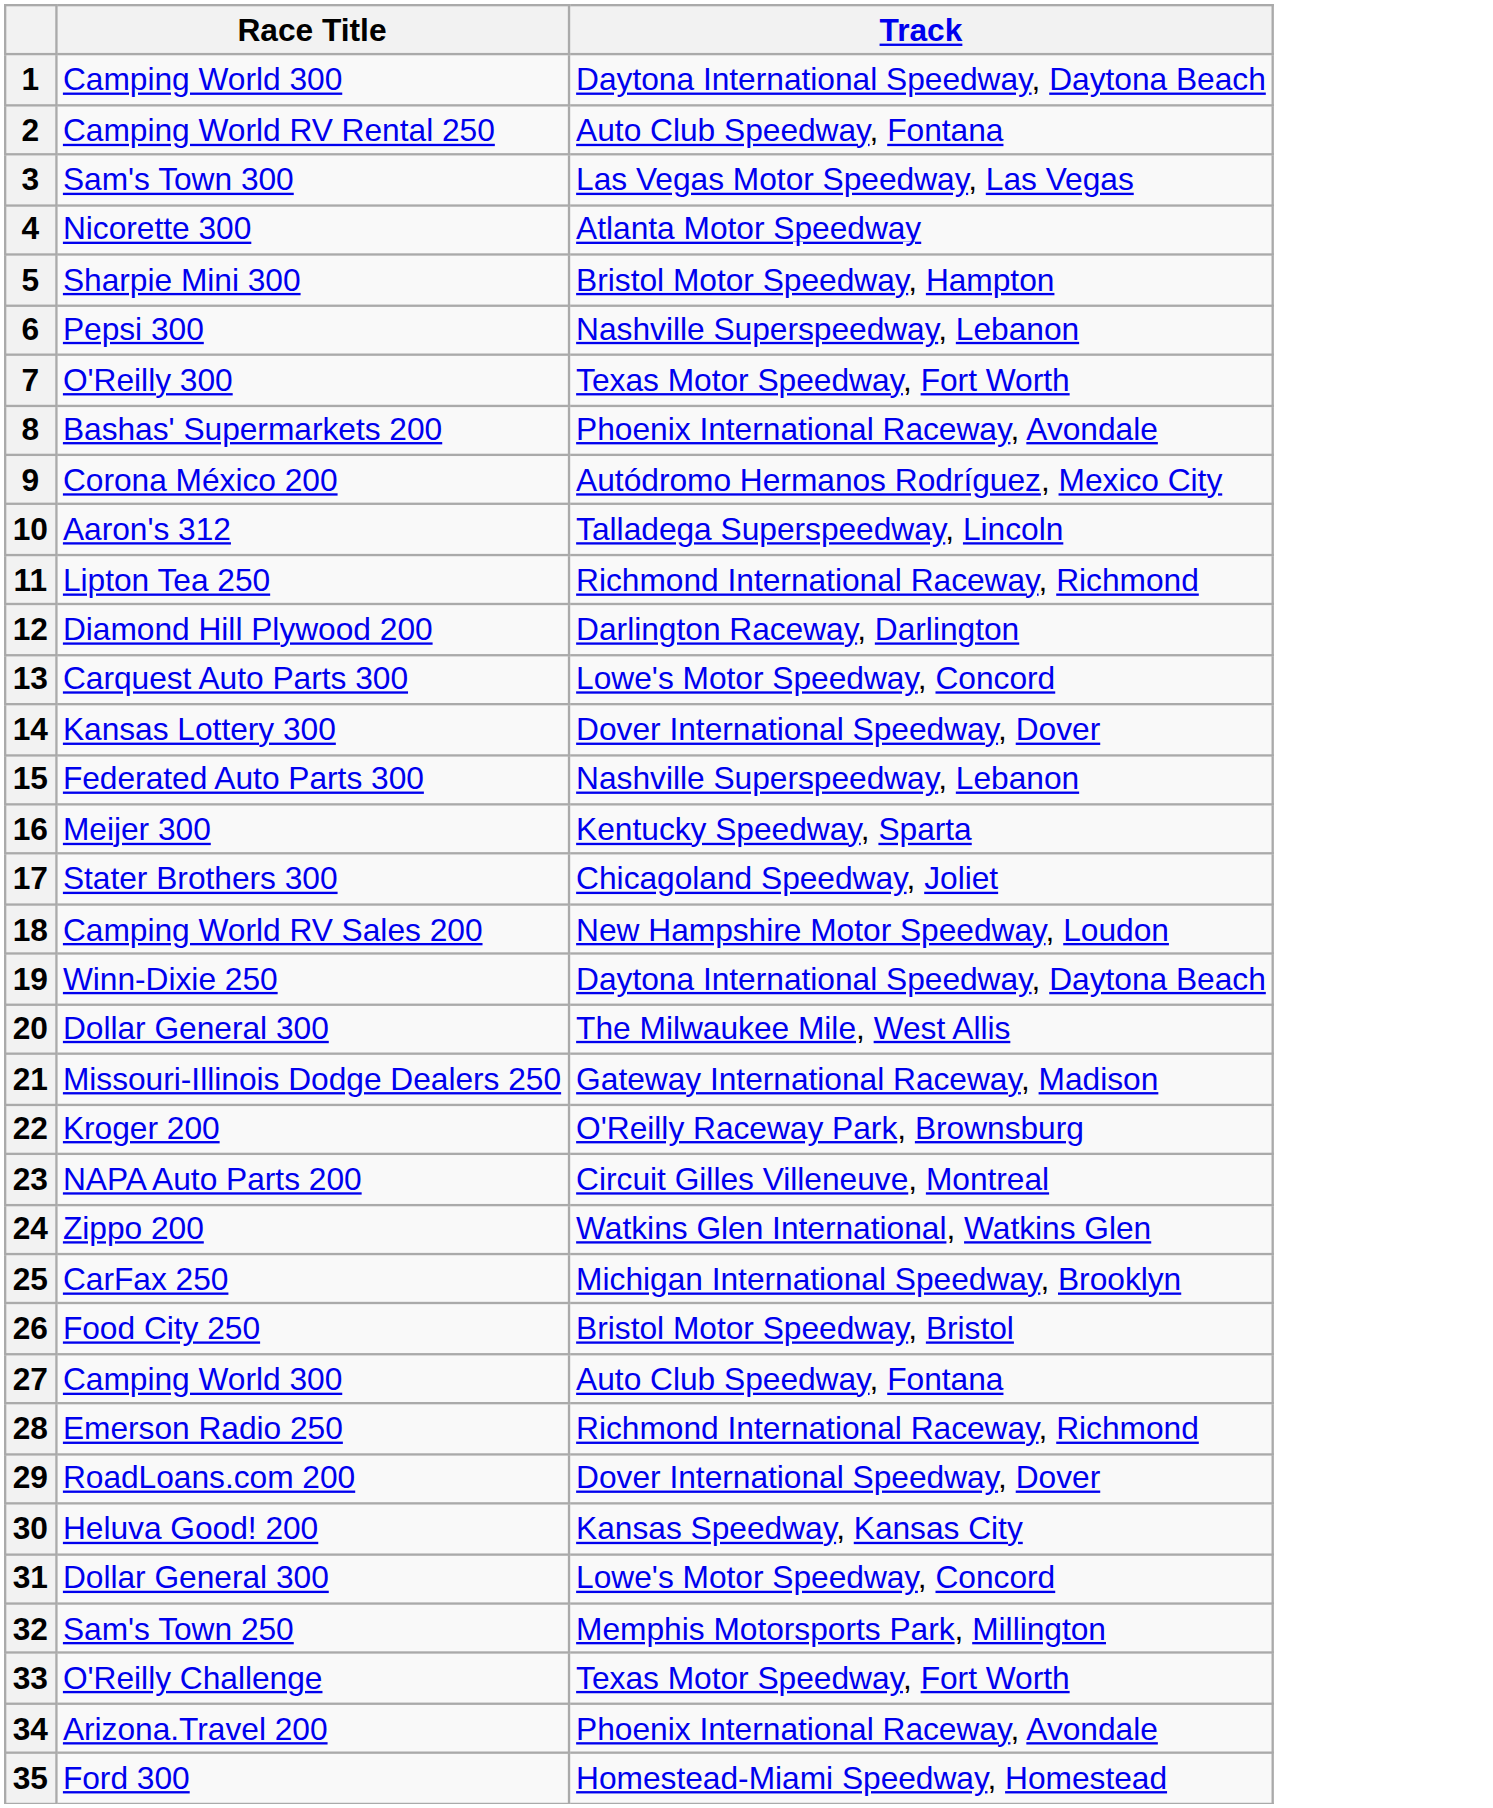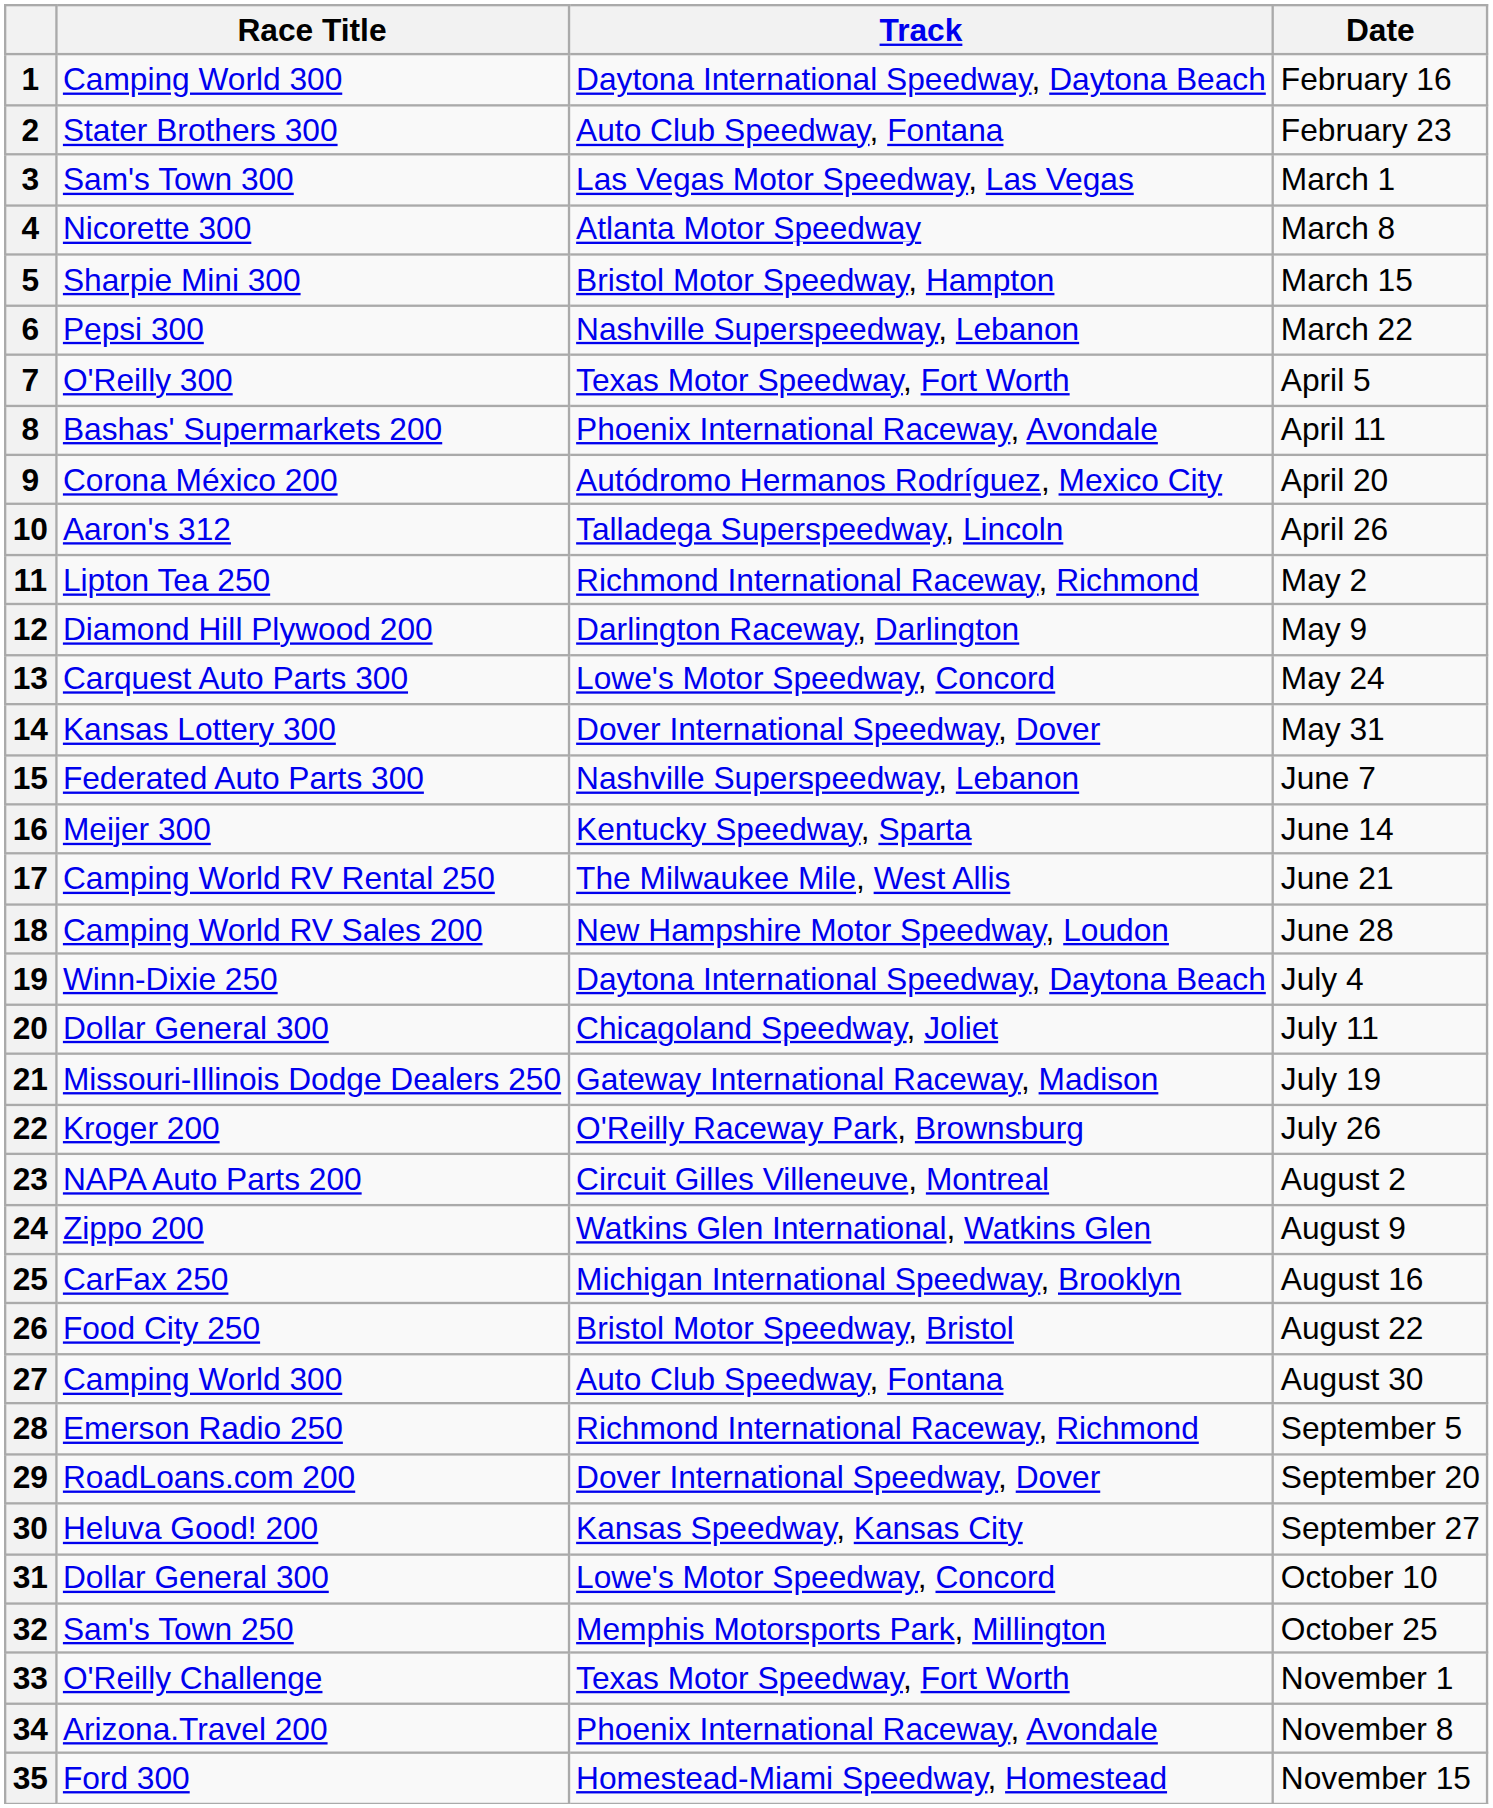+ column: (1380, 30)
(279, 130) Camping World RV Rental 250 -> (200, 130) Stater Brothers 300
(200, 879) Stater Brothers 300 -> (279, 879) Camping World RV Rental 250
(787, 879) Chicagoland Speedway, Joliet -> (793, 879) The Milwaukee Mile, West Allis
(793, 1029) The Milwaukee Mile, West Allis -> (787, 1029) Chicagoland Speedway, Joliet
